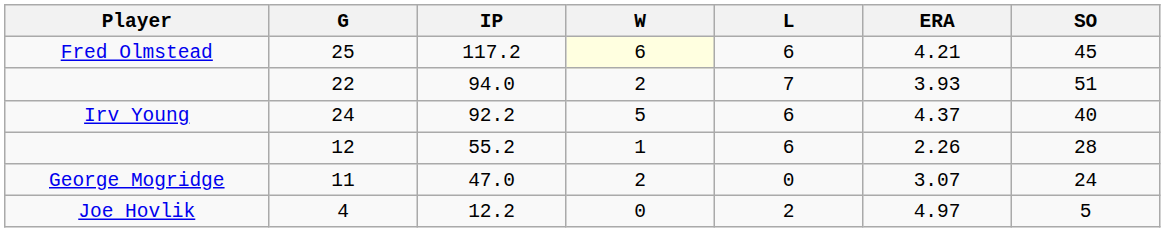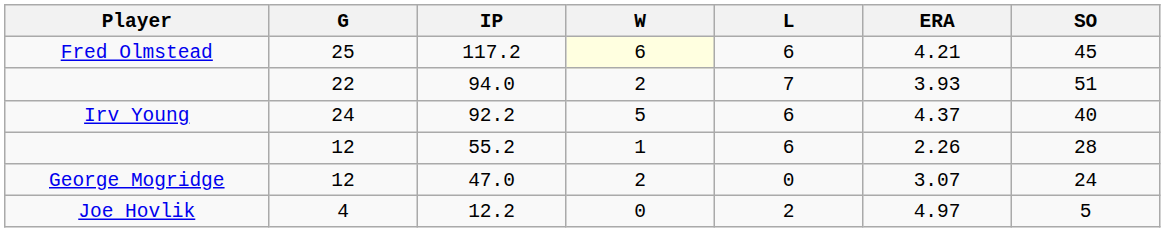(343, 180) 11 -> (343, 180) 12
